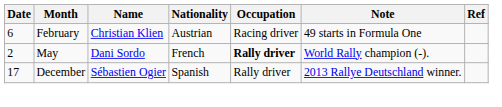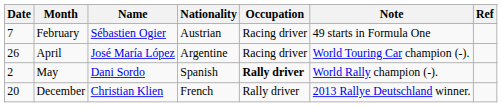(10, 33) 6 -> (10, 33) 7
(127, 33) Christian Klien -> (128, 33) Sébastien Ogier
+ row: (49, 52)
(188, 52) French -> (199, 72) Spanish
(13, 72) 17 -> (13, 91) 20
(128, 72) Sébastien Ogier -> (127, 91) Christian Klien
(190, 72) Spanish -> (197, 91) French
